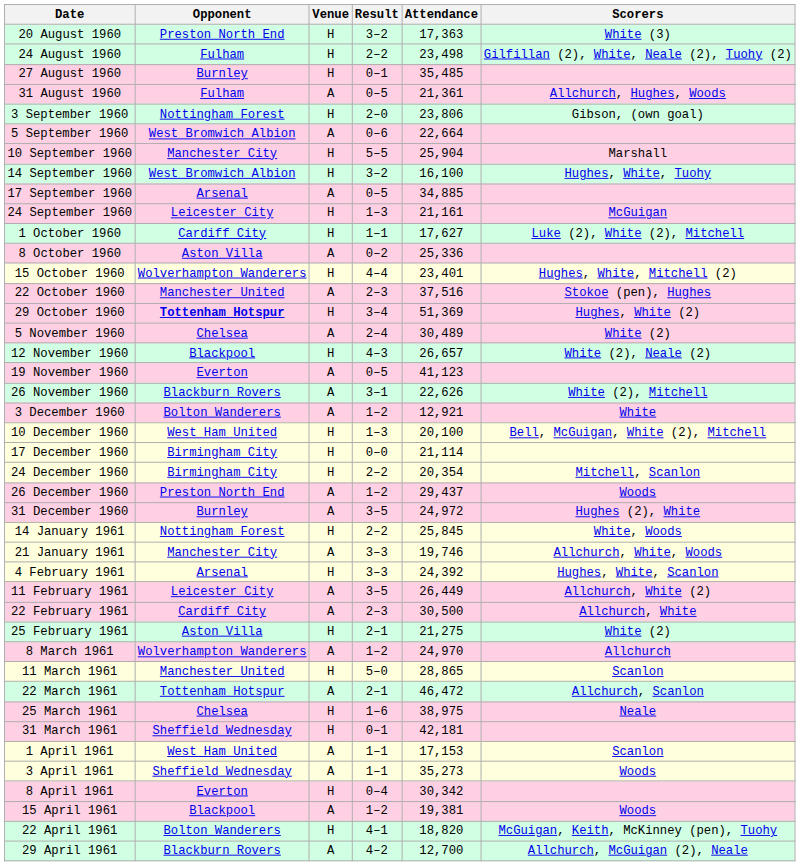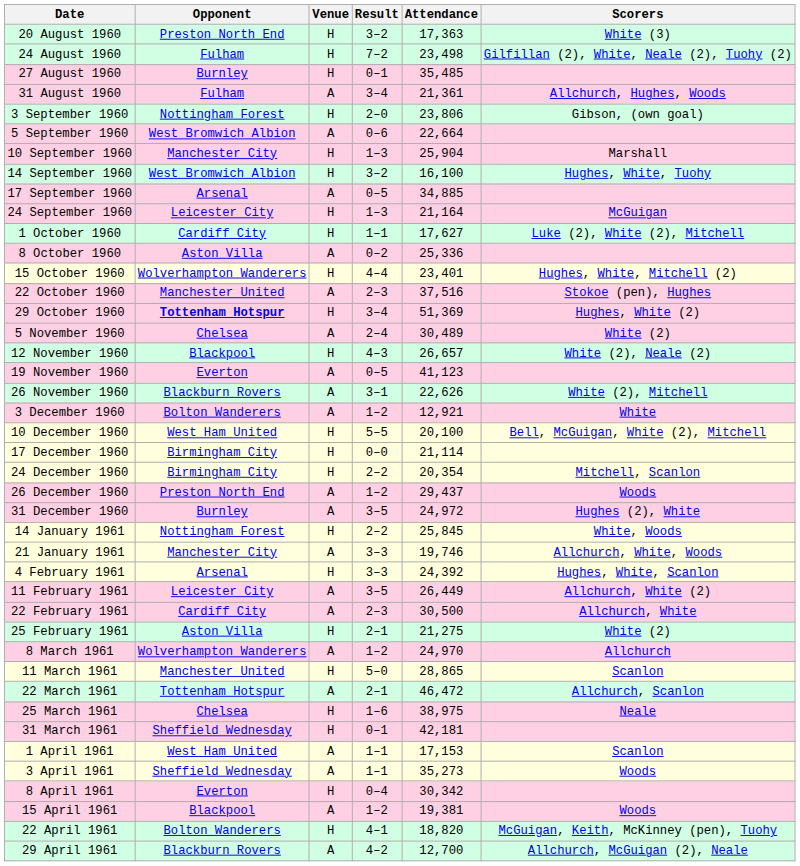(377, 54) 2–2 -> (377, 54) 7–2
(377, 94) 0–5 -> (377, 94) 3–4
(377, 154) 5–5 -> (377, 154) 1–3
(441, 214) 21,161 -> (441, 214) 21,164
(377, 433) 1–3 -> (377, 433) 5–5
